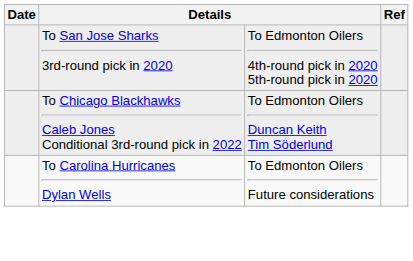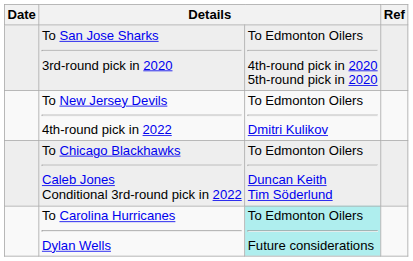+ row: (142, 115)
(313, 180) no background -> (313, 230) paleturquoise background
